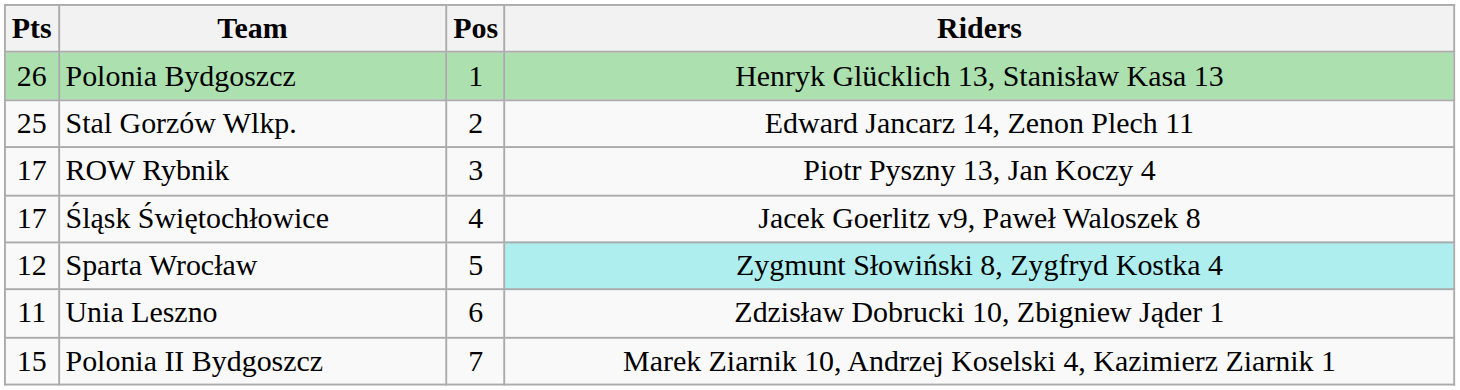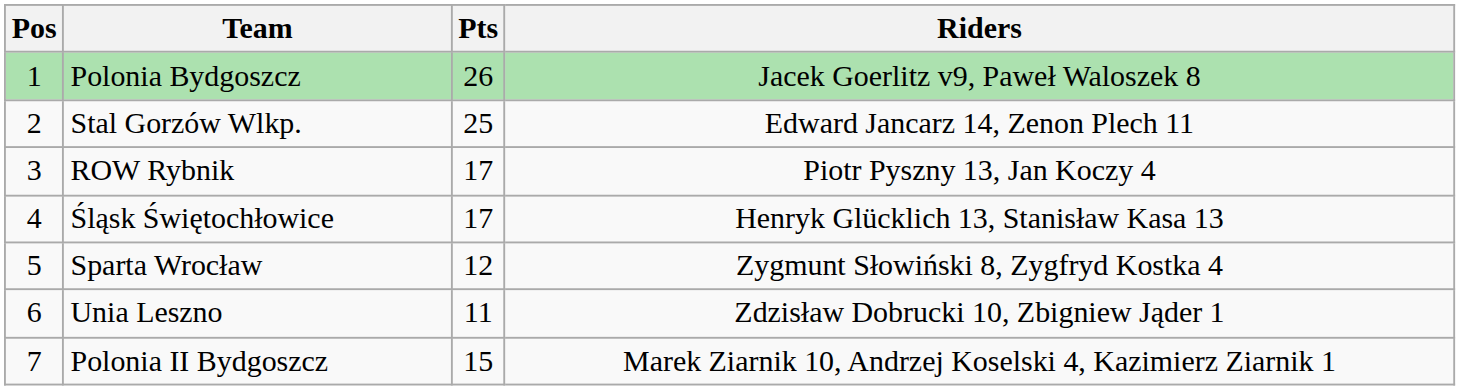columns swapped: (476, 28) <-> (32, 28)
(979, 75) Henryk Glücklich 13, Stanisław Kasa 13 -> (979, 75) Jacek Goerlitz v9, Paweł Waloszek 8
(979, 218) Jacek Goerlitz v9, Paweł Waloszek 8 -> (979, 218) Henryk Glücklich 13, Stanisław Kasa 13
(979, 265) paleturquoise background -> (979, 265) no background
